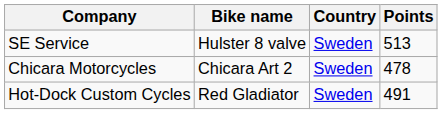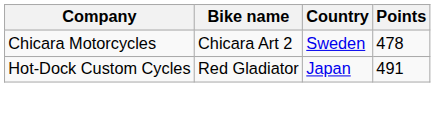- row: (49, 43)
(343, 95) Sweden -> (329, 69) Japan
